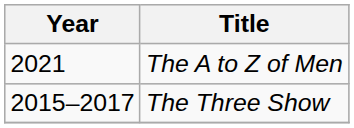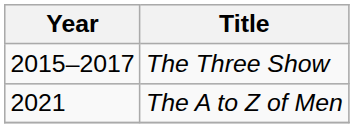rows swapped: (238, 102) <-> (244, 63)
